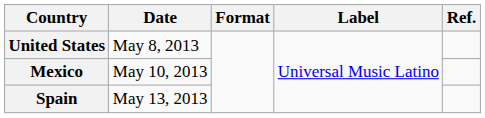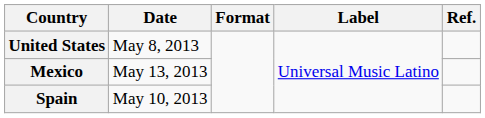(160, 71) May 10, 2013 -> (160, 71) May 13, 2013
(160, 98) May 13, 2013 -> (160, 98) May 10, 2013
